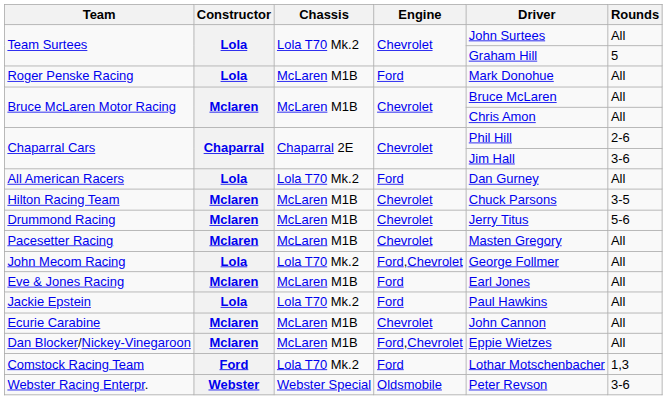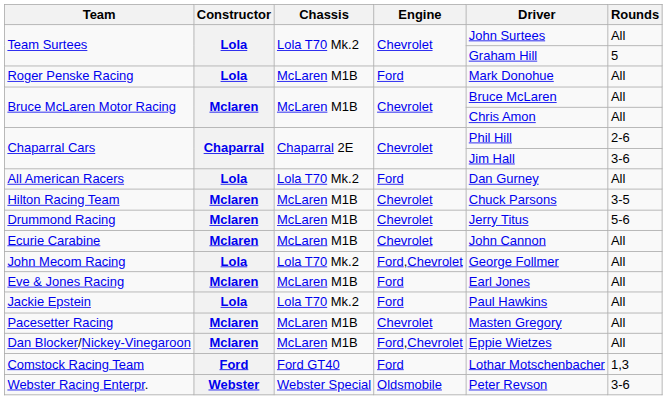rows swapped: (54, 323) <-> (60, 240)
(318, 364) Lola T70 Mk.2 -> (308, 364) Ford GT40
